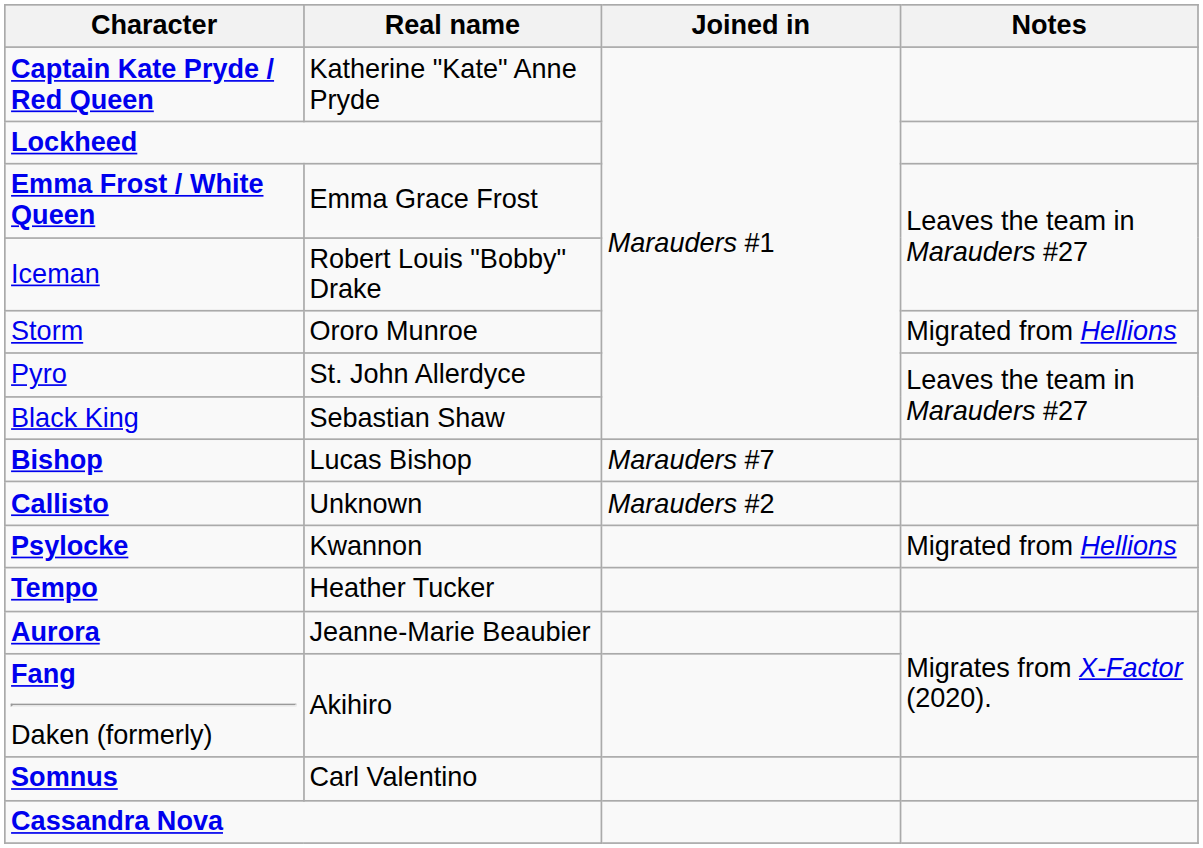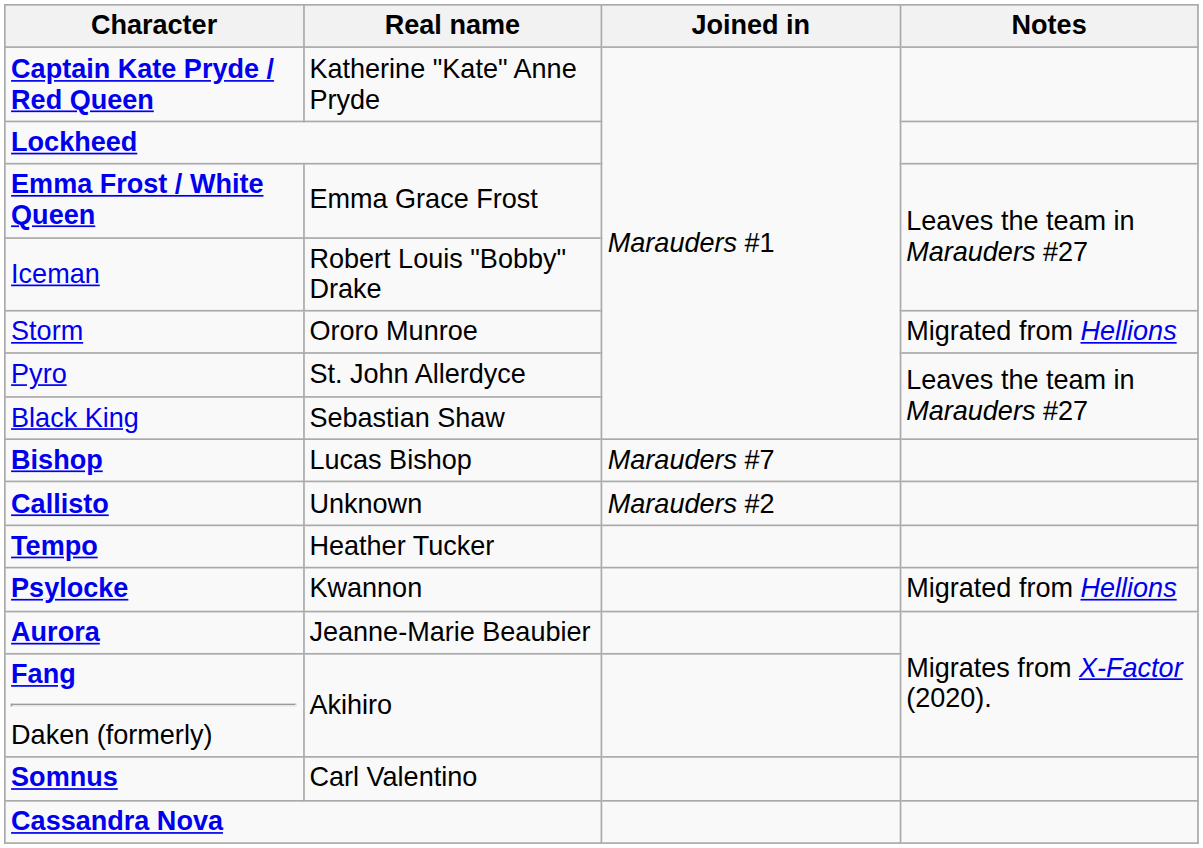rows swapped: (54, 588) <-> (70, 546)
